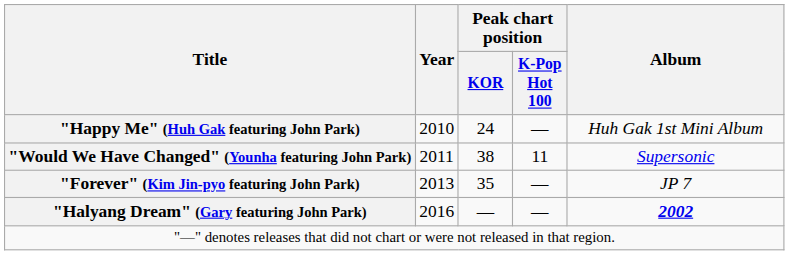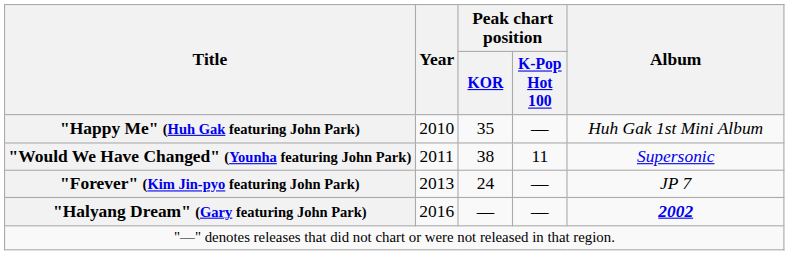(485, 128) 24 -> (485, 128) 35
(485, 183) 35 -> (485, 183) 24
